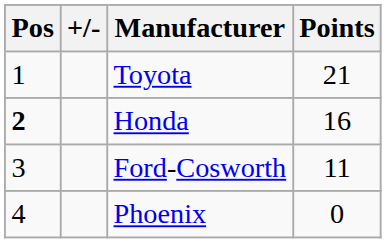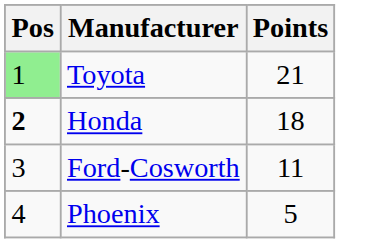- column: (84, 27)
(19, 74) no background -> (19, 74) lightgreen background
(337, 121) 16 -> (290, 121) 18
(337, 214) 0 -> (290, 214) 5
